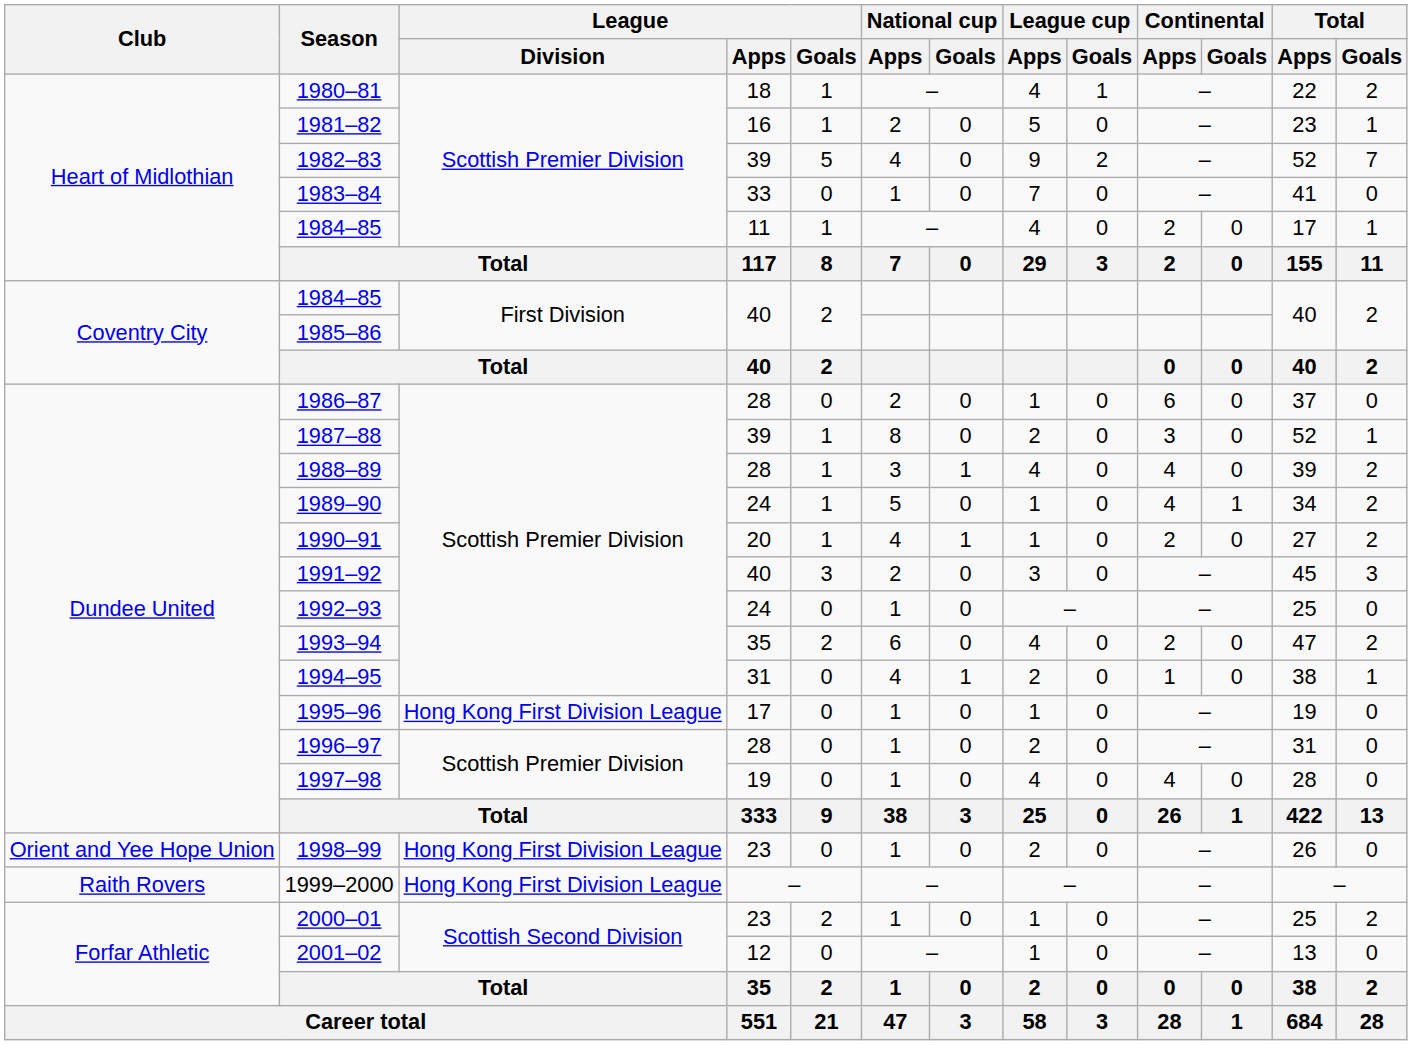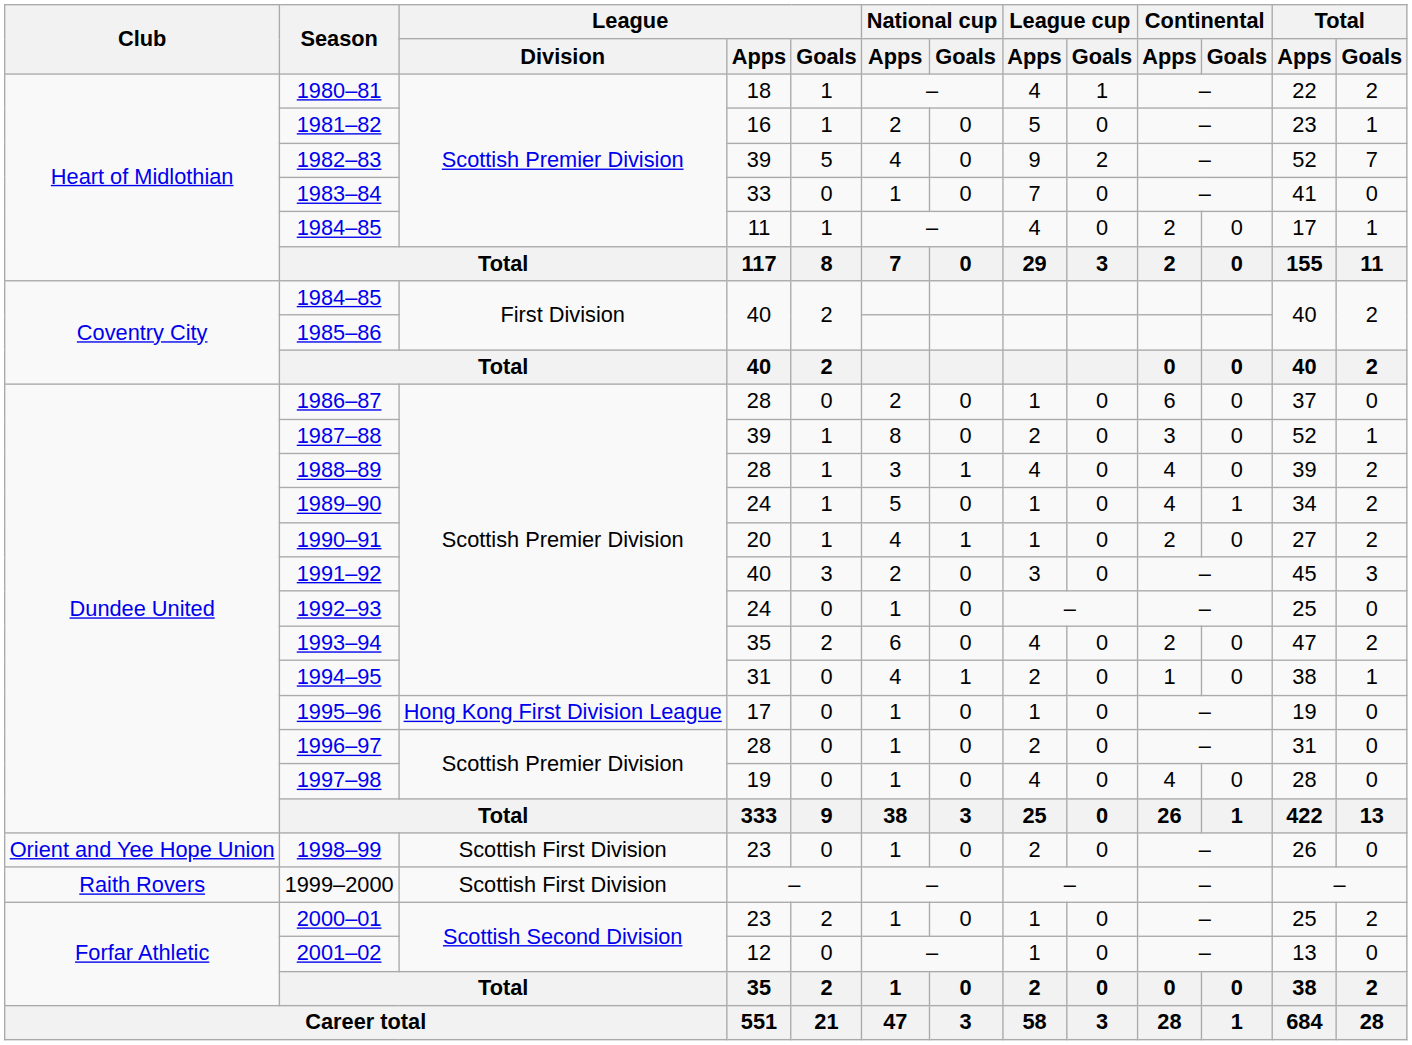(563, 849) Hong Kong First Division League -> (563, 849) Scottish First Division
(563, 884) Hong Kong First Division League -> (563, 884) Scottish First Division
